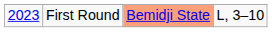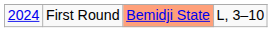(24, 15) 2023 -> (24, 15) 2024
